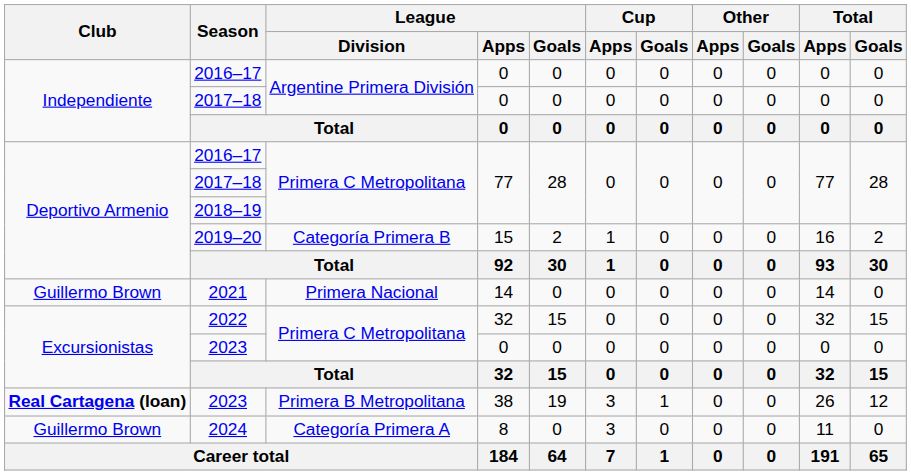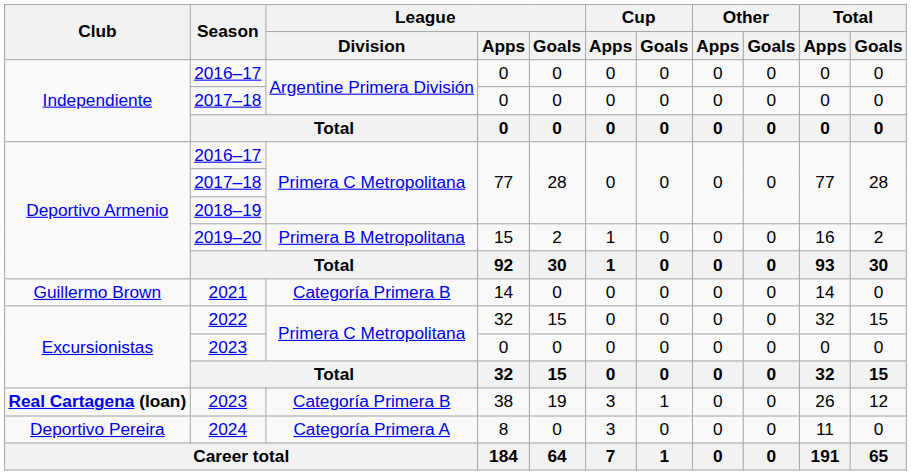(372, 237) Categoría Primera B -> (372, 237) Primera B Metropolitana
(372, 292) Primera Nacional -> (372, 292) Categoría Primera B
(372, 401) Primera B Metropolitana -> (372, 401) Categoría Primera B
(97, 429) Guillermo Brown -> (97, 429) Deportivo Pereira
